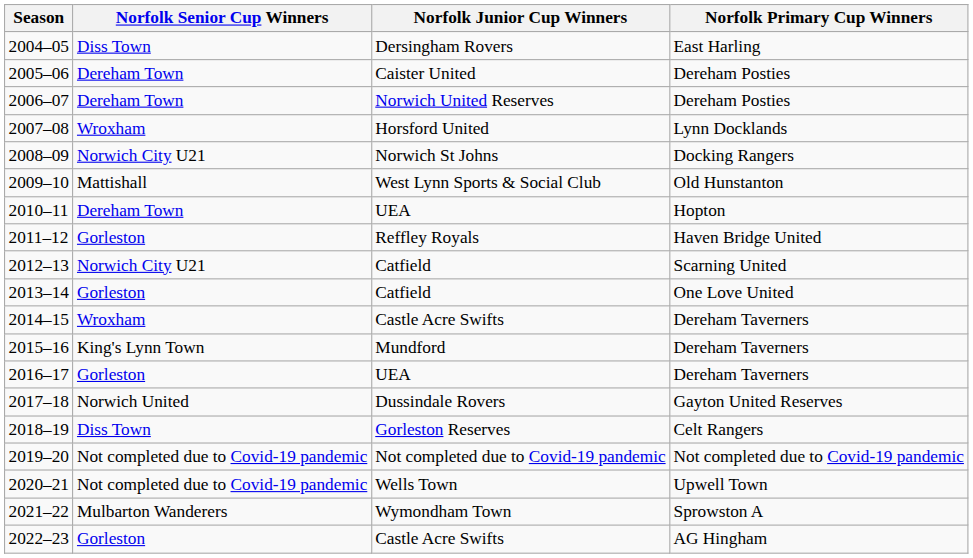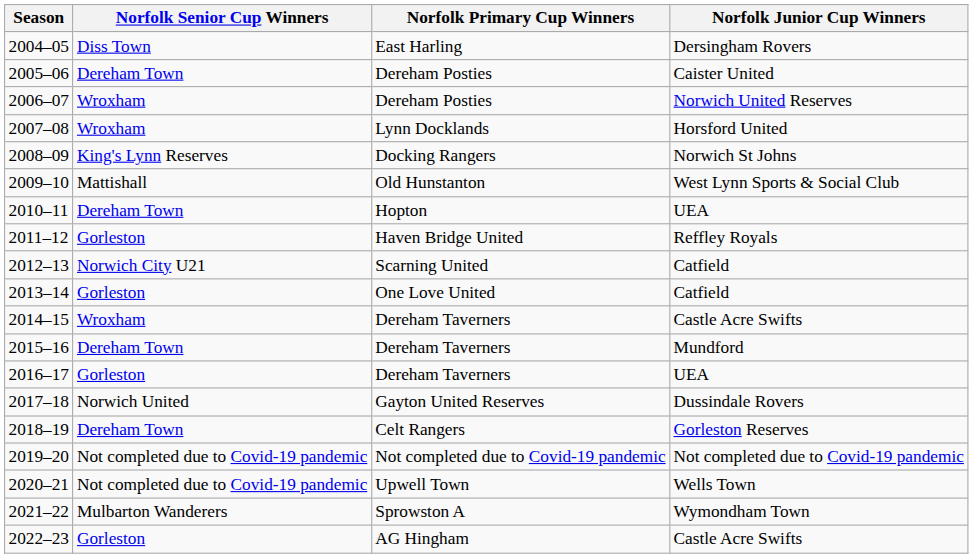columns swapped: (520, 18) <-> (819, 18)
(130, 100) Dereham Town -> (111, 100) Wroxham
(141, 155) Norwich City U21 -> (152, 155) King's Lynn Reserves
(141, 347) King's Lynn Town -> (130, 347) Dereham Town
(114, 429) Diss Town -> (130, 429) Dereham Town
